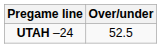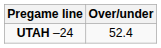(121, 33) 52.5 -> (121, 33) 52.4
